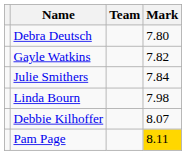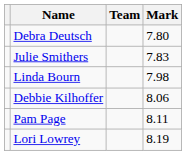- row: (52, 56)
(158, 77) 7.84 -> (158, 56) 7.83
(158, 118) 8.07 -> (158, 98) 8.06
(157, 139) gold background -> (157, 118) no background
+ row: (47, 139)
